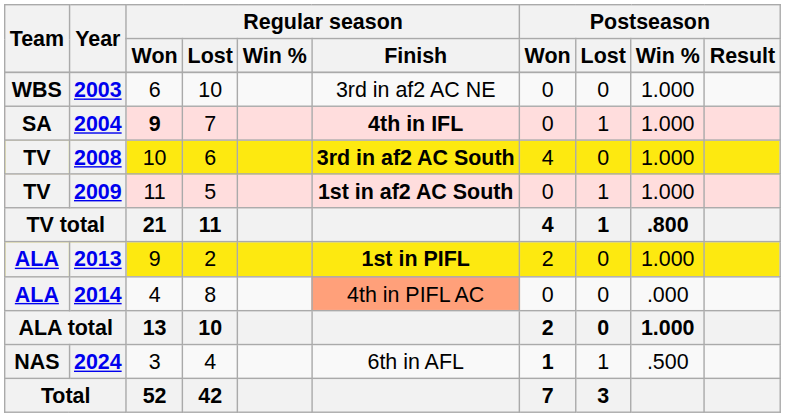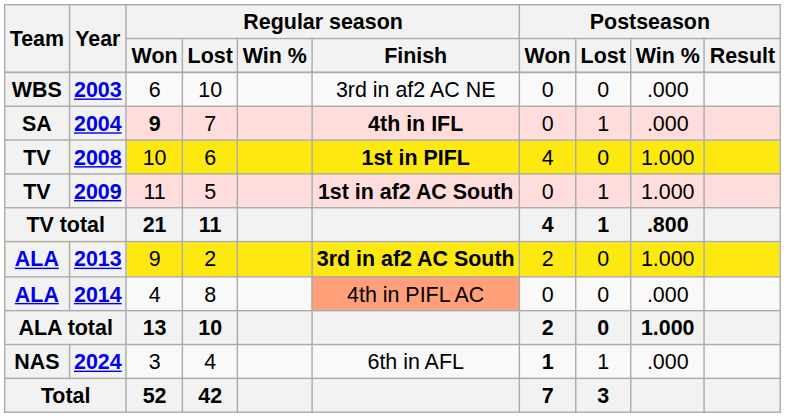(668, 90) 1.000 -> (668, 90) .000
(668, 124) 1.000 -> (668, 124) .000
(416, 158) 3rd in af2 AC South -> (416, 158) 1st in PIFL
(416, 259) 1st in PIFL -> (416, 259) 3rd in af2 AC South
(668, 361) .500 -> (668, 361) .000
